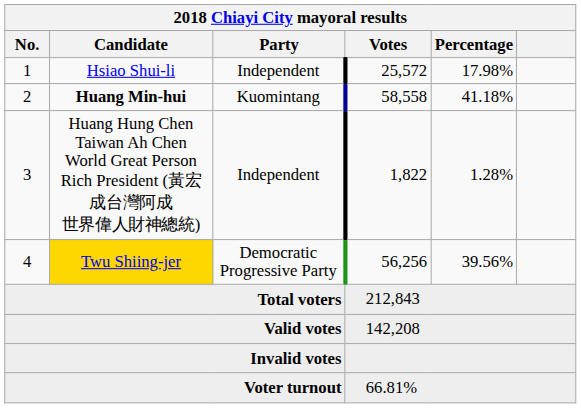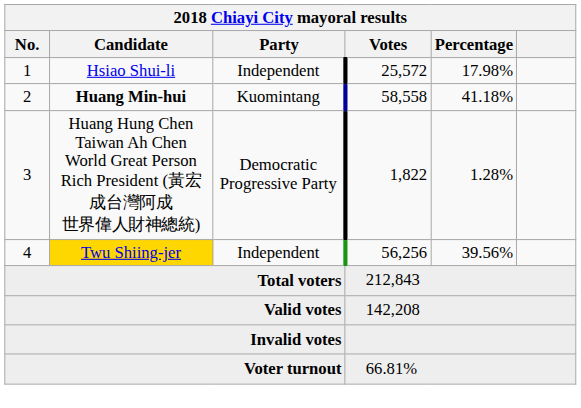(278, 174) Independent -> (278, 174) Democratic Progressive Party
(278, 261) Democratic Progressive Party -> (278, 252) Independent
